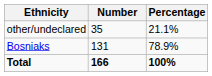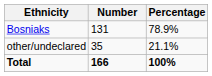rows swapped: (28, 46) <-> (46, 29)
